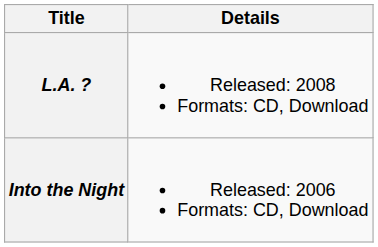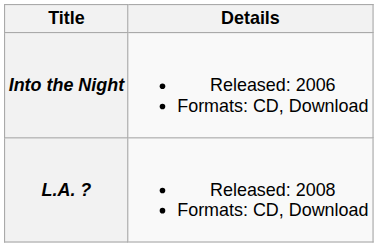rows swapped: (66, 189) <-> (66, 85)
